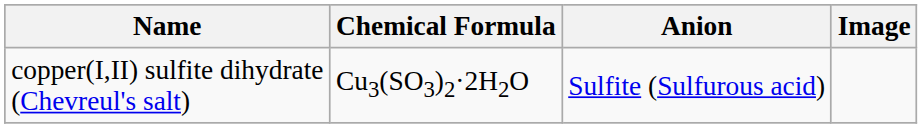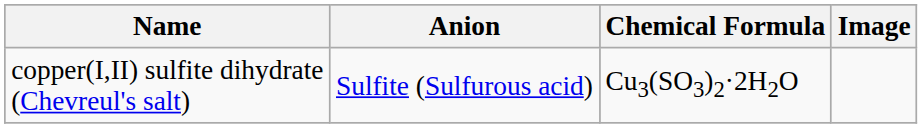columns swapped: (446, 26) <-> (697, 26)
